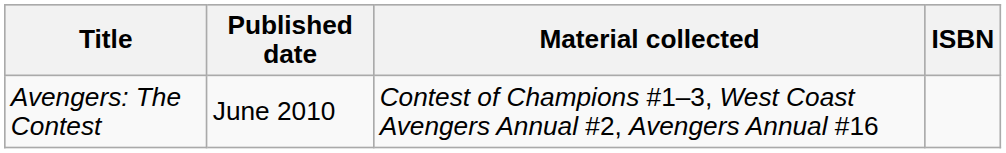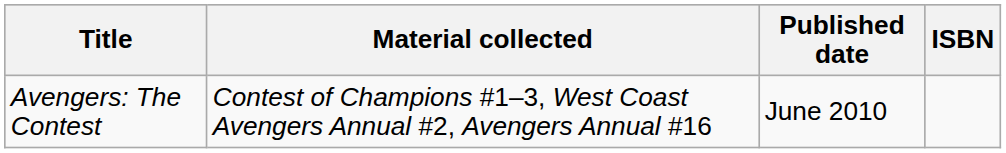columns swapped: (650, 40) <-> (290, 40)
